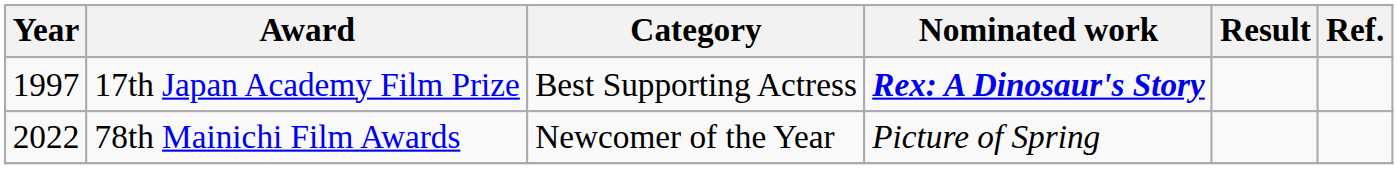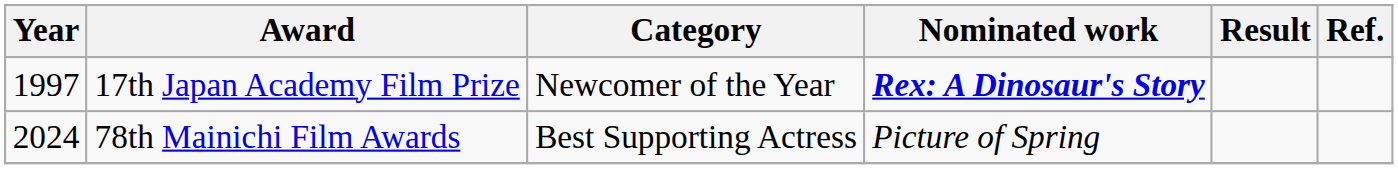(696, 83) Best Supporting Actress -> (685, 83) Newcomer of the Year
(46, 136) 2022 -> (46, 136) 2024
(685, 136) Newcomer of the Year -> (696, 136) Best Supporting Actress
